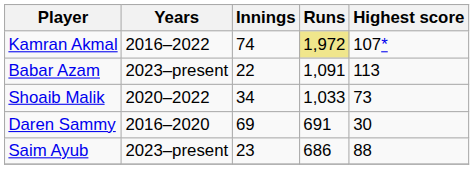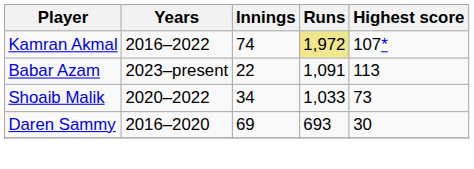(317, 124) 691 -> (317, 124) 693
- row: (48, 151)
